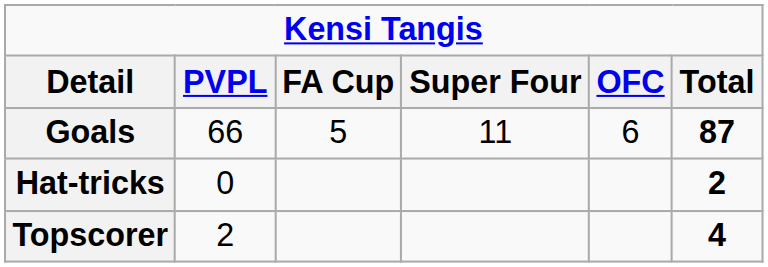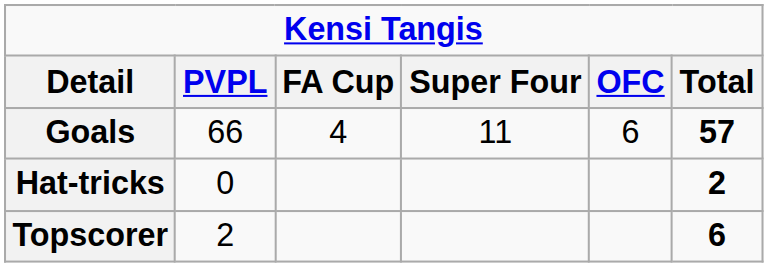(338, 132) 5 -> (338, 132) 4
(717, 132) 87 -> (717, 132) 57
(717, 235) 4 -> (717, 235) 6
